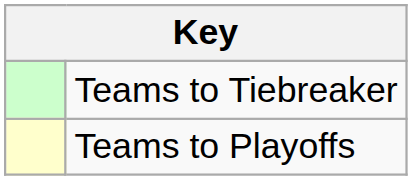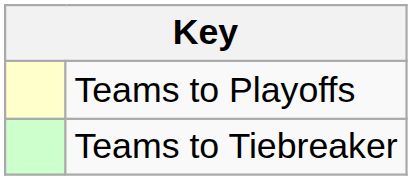rows swapped: (215, 145) <-> (236, 89)
